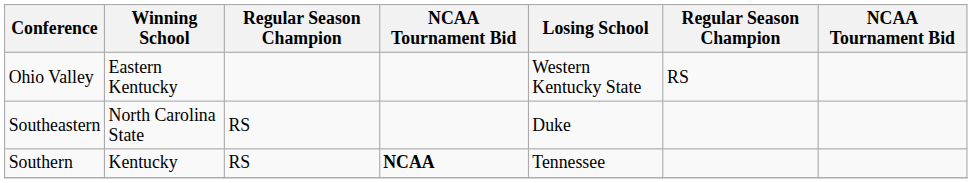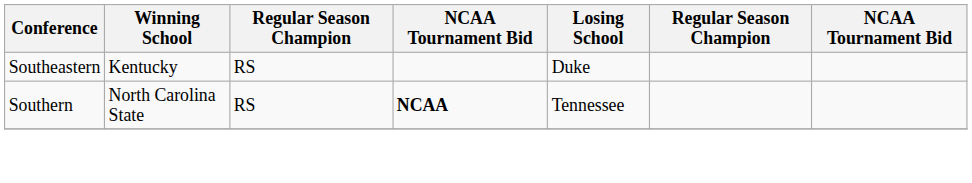- row: (51, 76)
(162, 124) North Carolina State -> (143, 66) Kentucky
(143, 163) Kentucky -> (162, 104) North Carolina State
